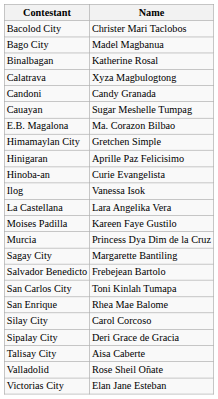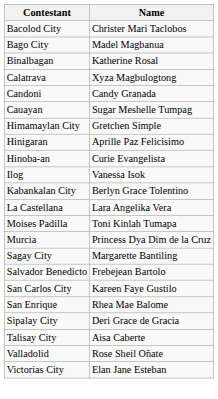- row: (38, 126)
+ row: (41, 191)
(134, 223) Kareen Faye Gustilo -> (134, 223) Toni Kinlah Tumapa
(134, 288) Toni Kinlah Tumapa -> (134, 288) Kareen Faye Gustilo
- row: (27, 321)
